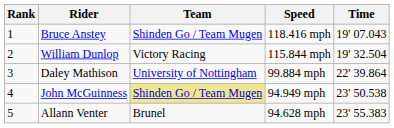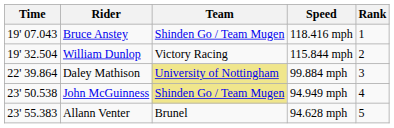columns swapped: (21, 14) <-> (361, 14)
(195, 73) no background -> (217, 73) khaki background
